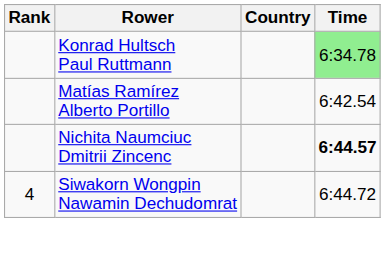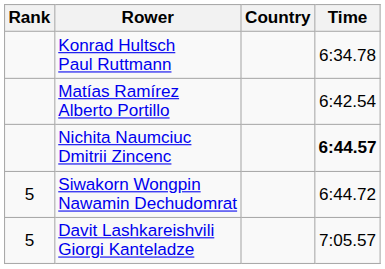(348, 54) lightgreen background -> (348, 54) no background
(29, 194) 4 -> (29, 194) 5
+ row: (136, 240)
